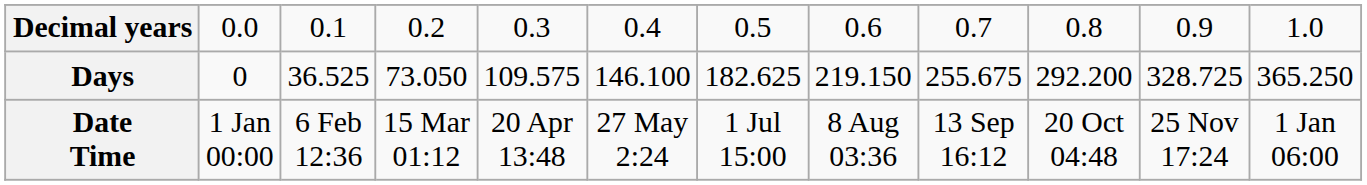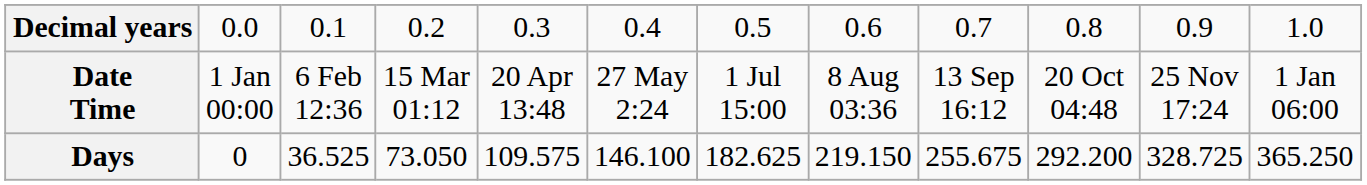rows swapped: (103, 75) <-> (103, 139)
